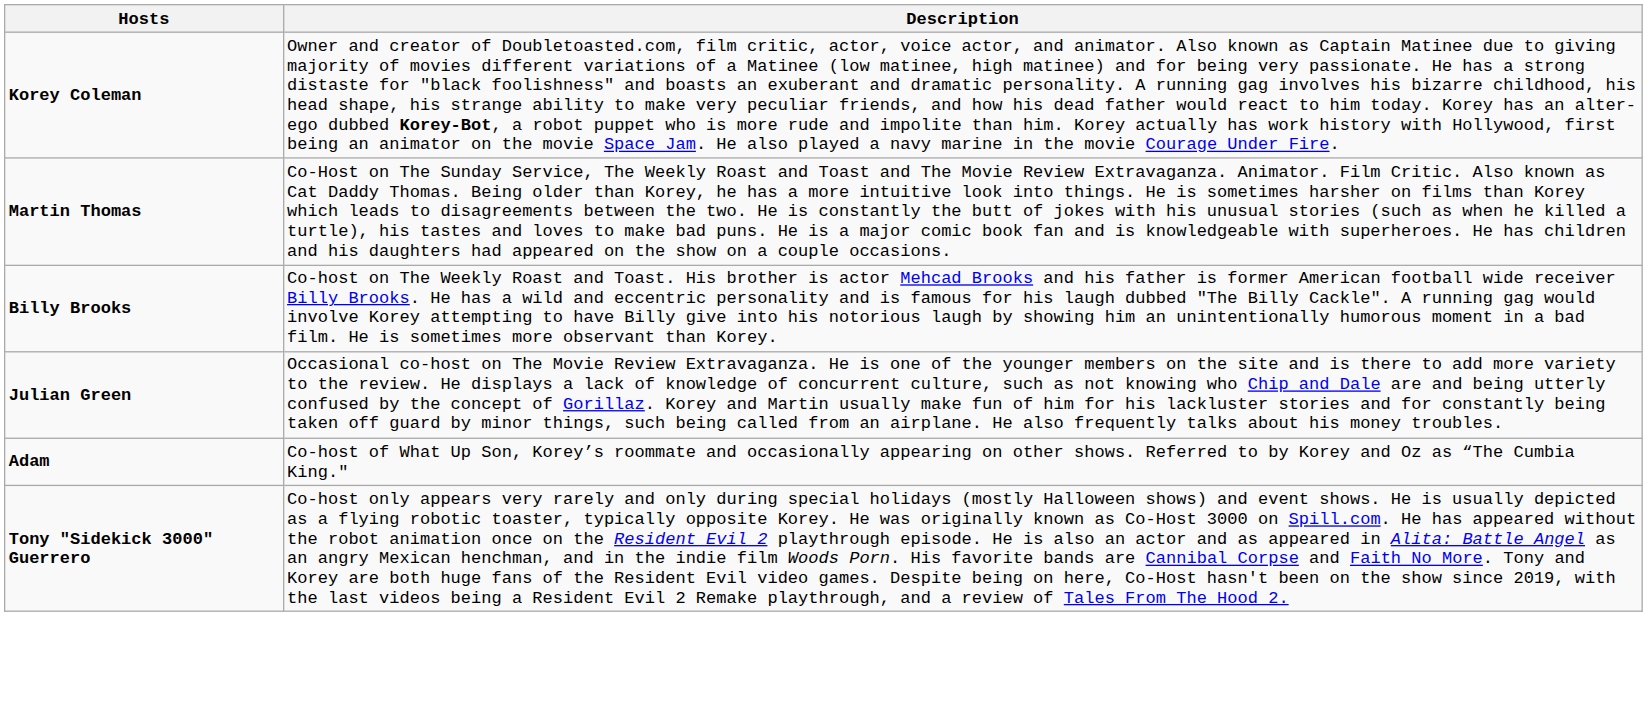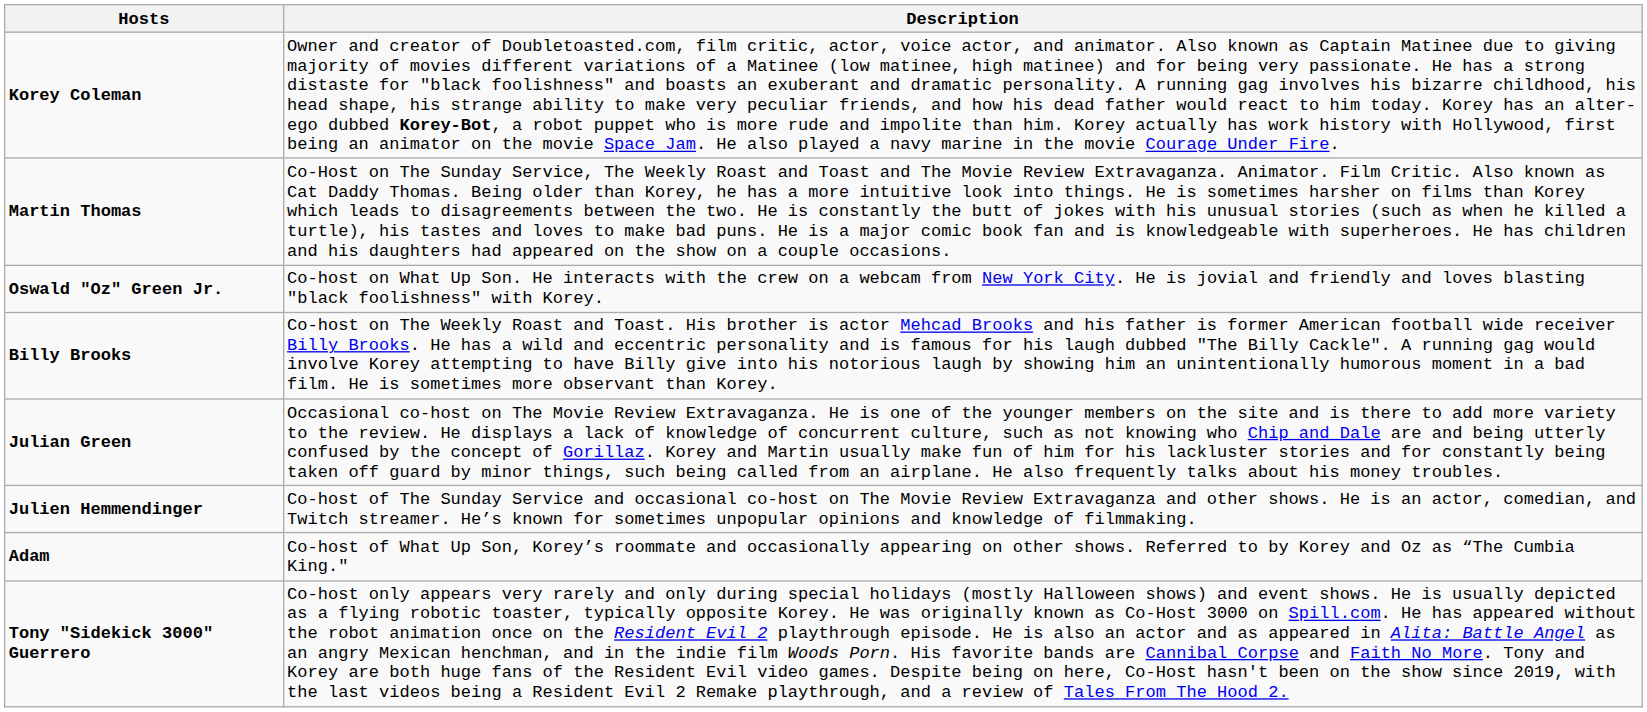+ row: (116, 288)
+ row: (106, 509)
